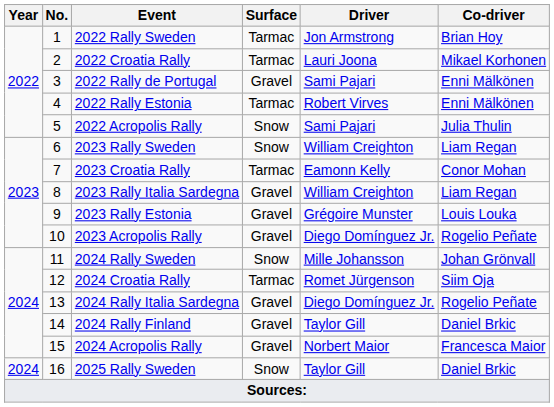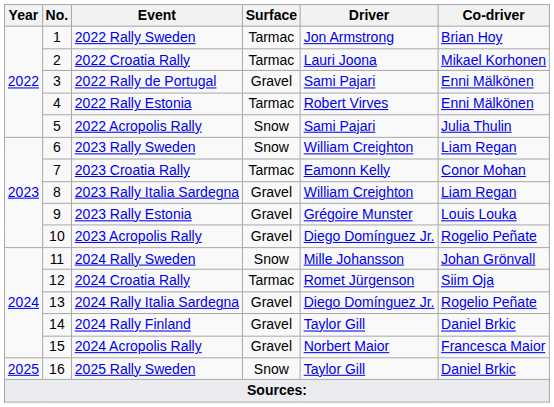(23, 368) 2024 -> (23, 368) 2025
